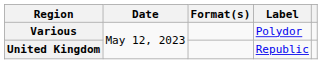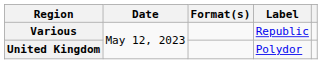(279, 31) Polydor -> (282, 31) Republic
(282, 49) Republic -> (279, 49) Polydor
